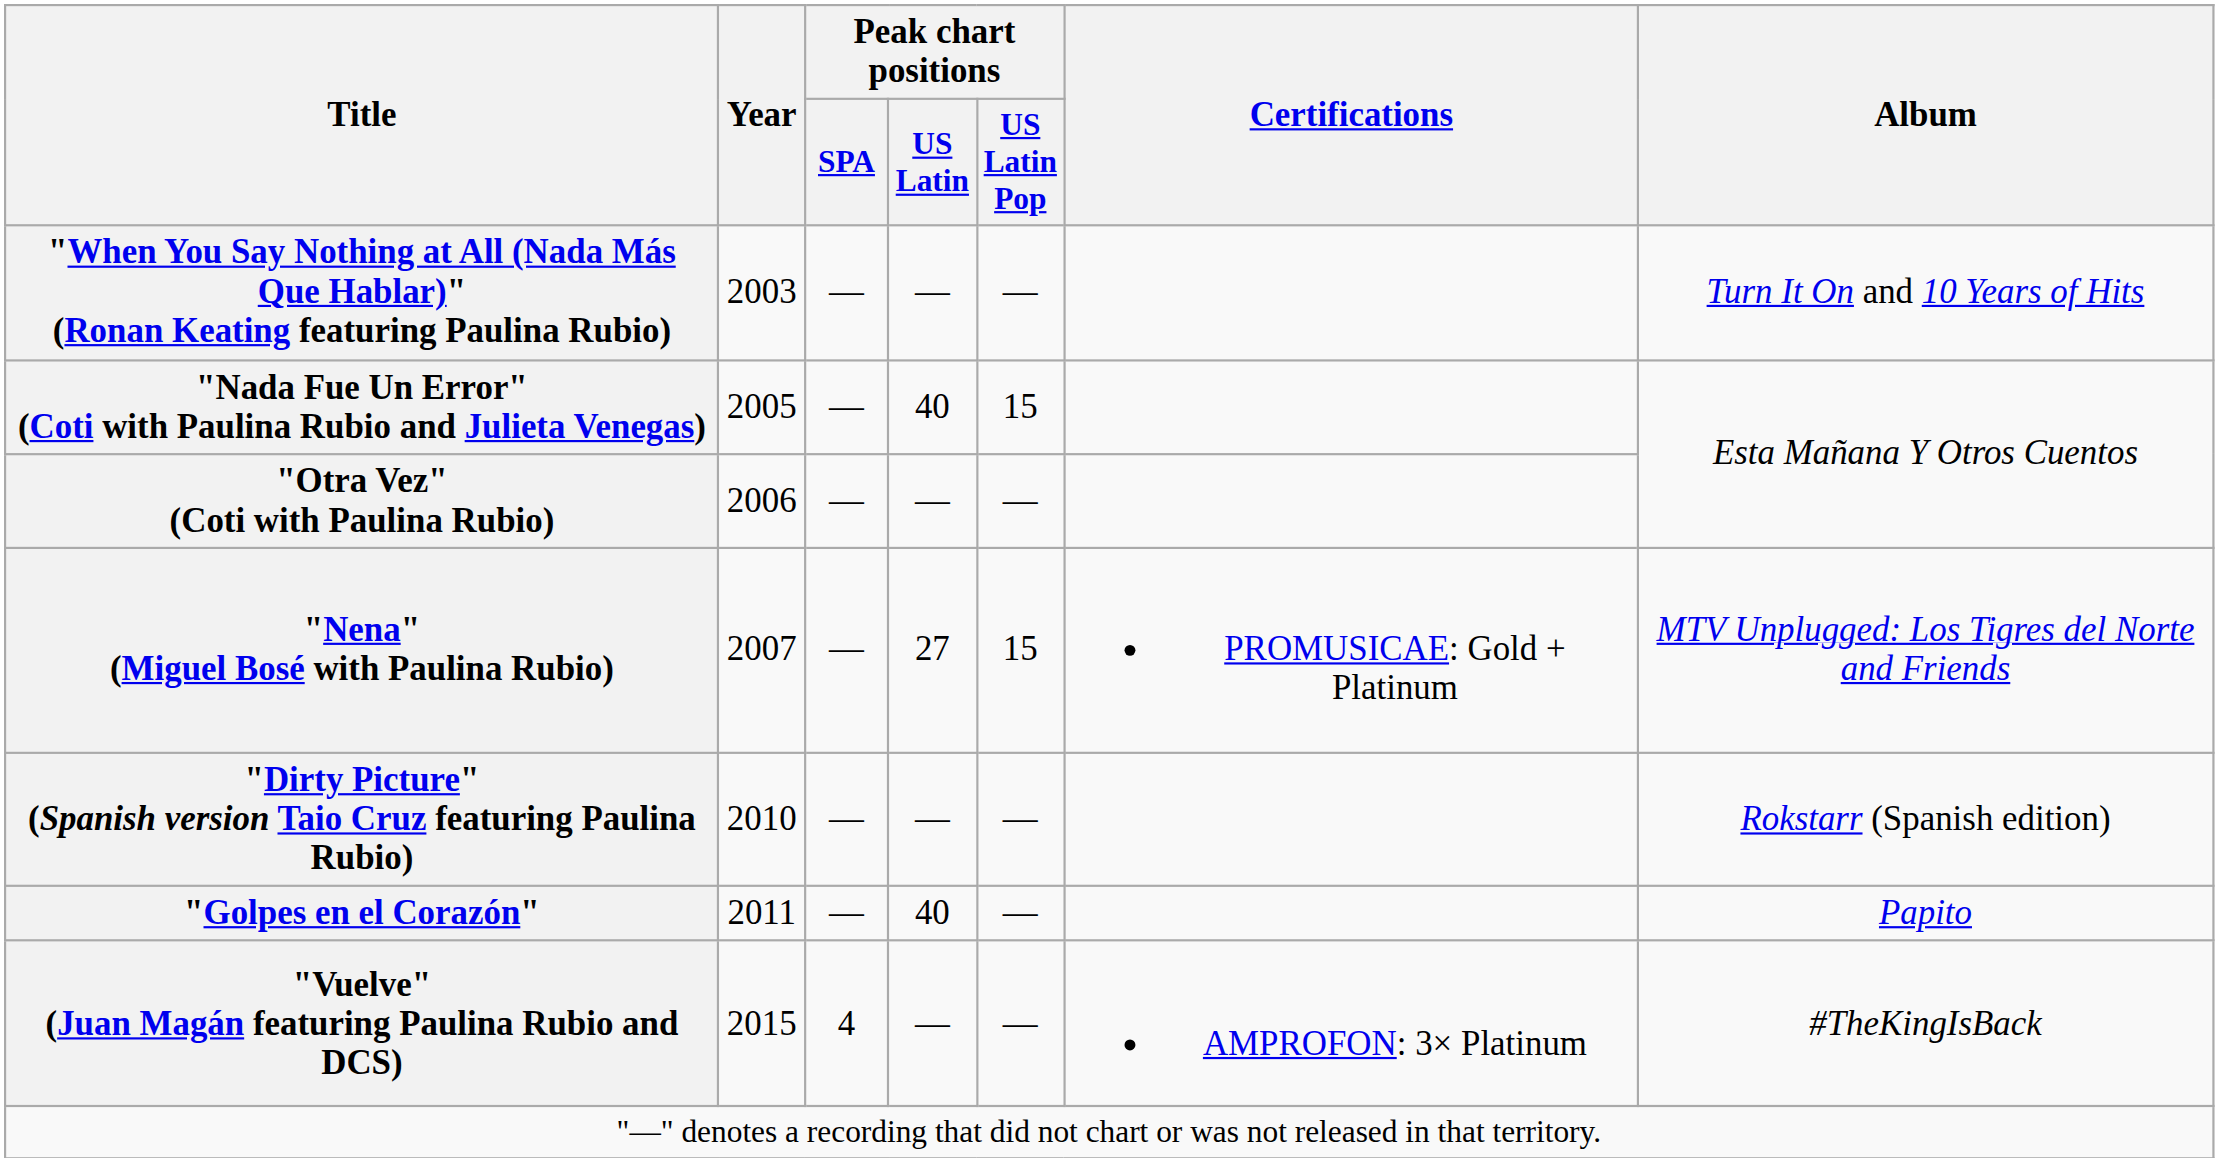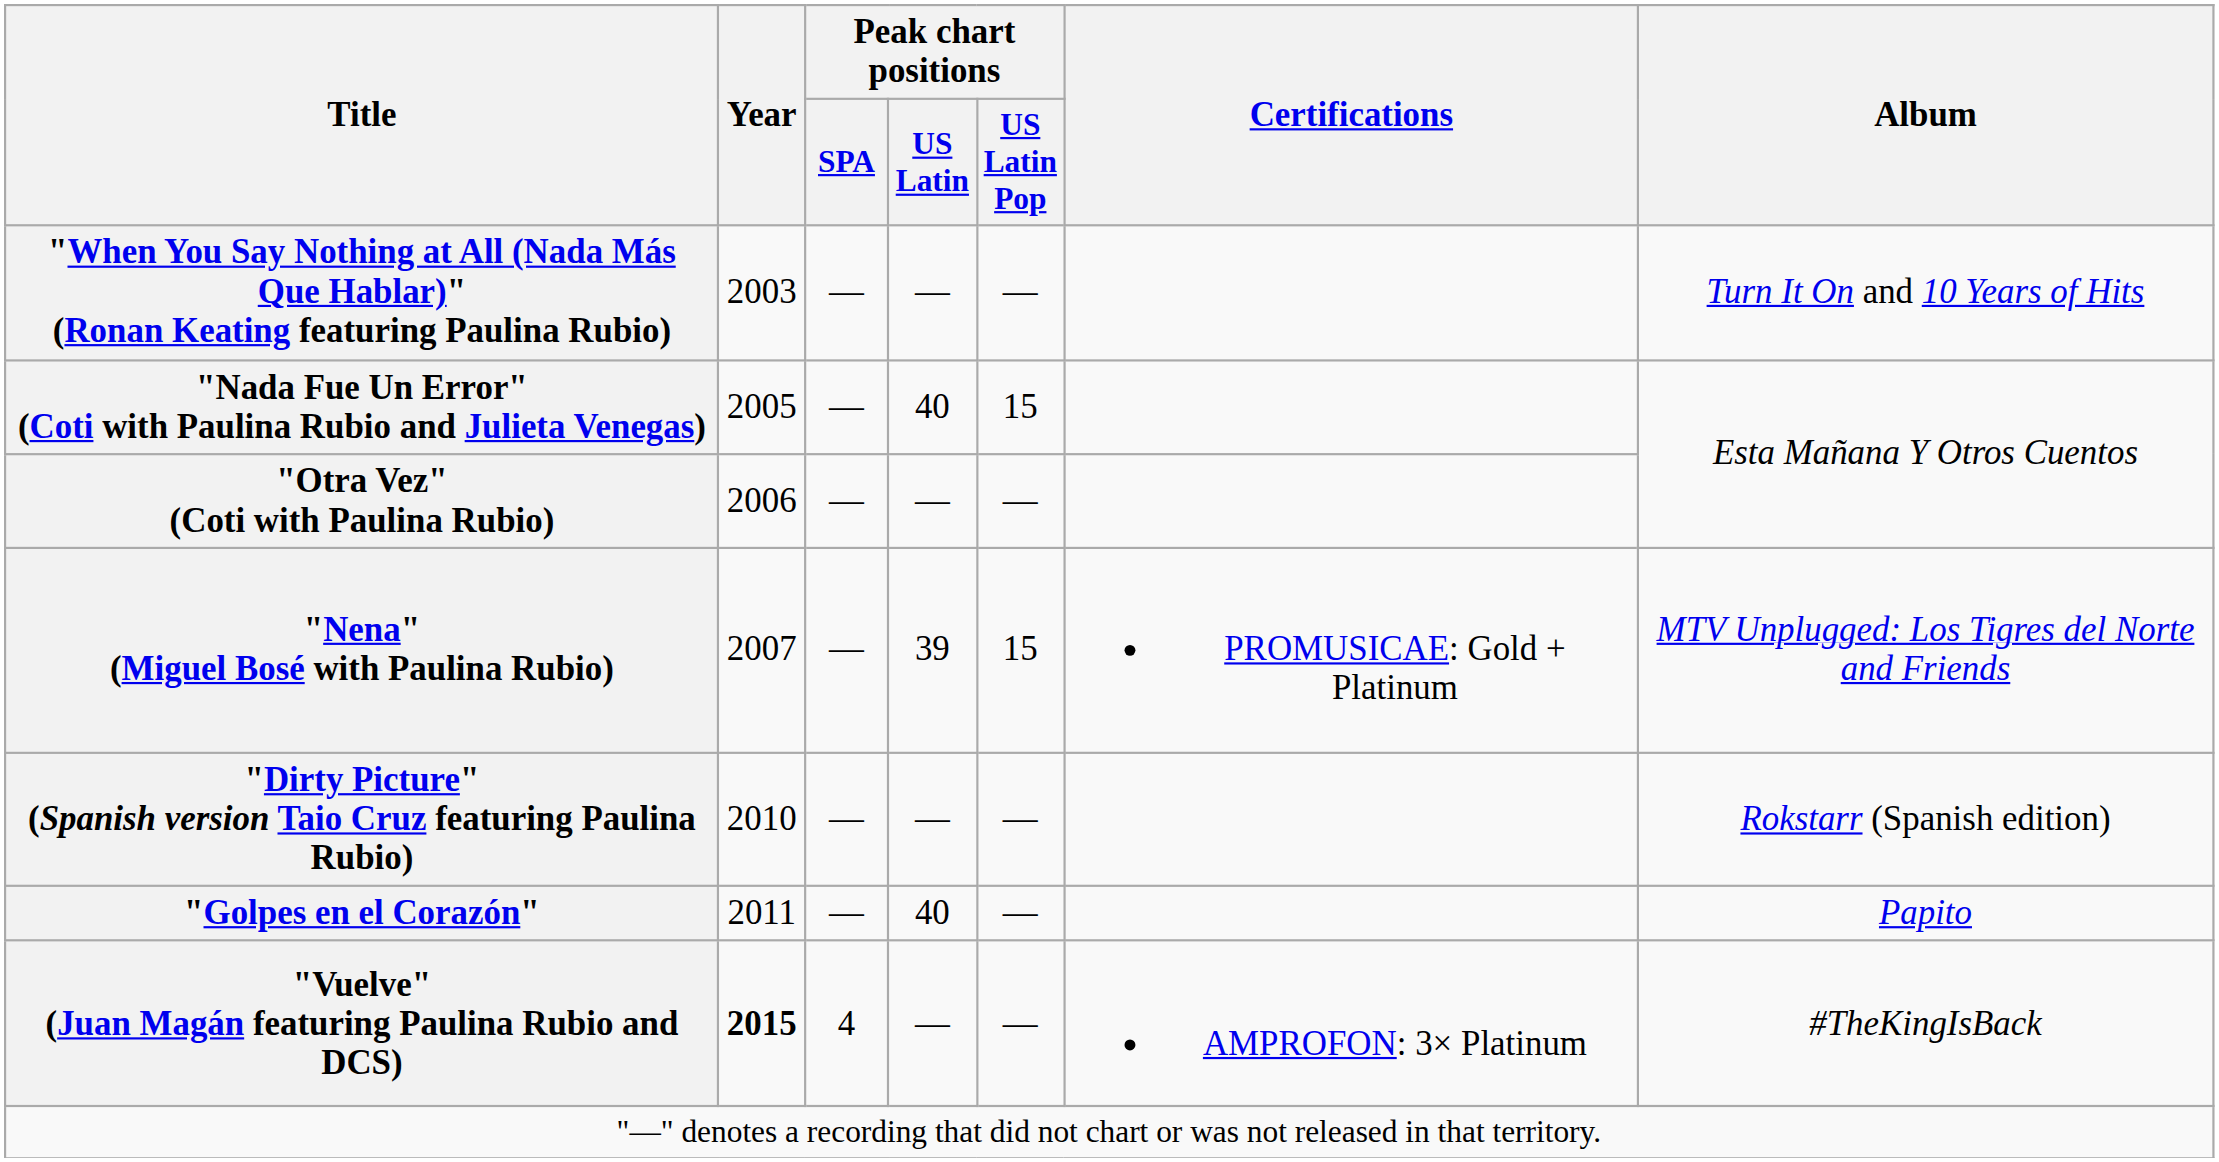(932, 649) 27 -> (932, 649) 39
(762, 1022) normal -> (762, 1022) bold
